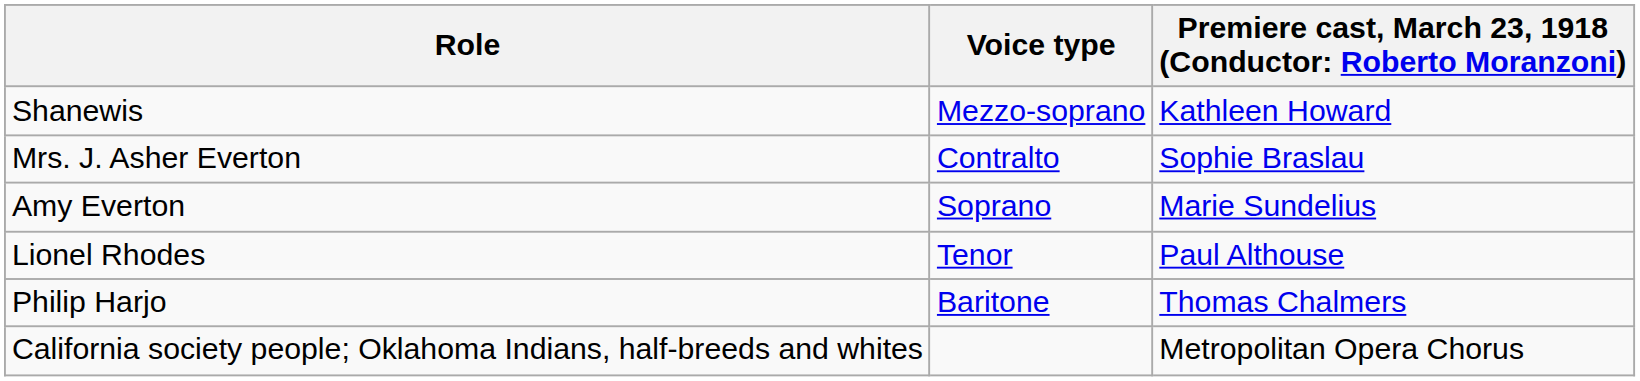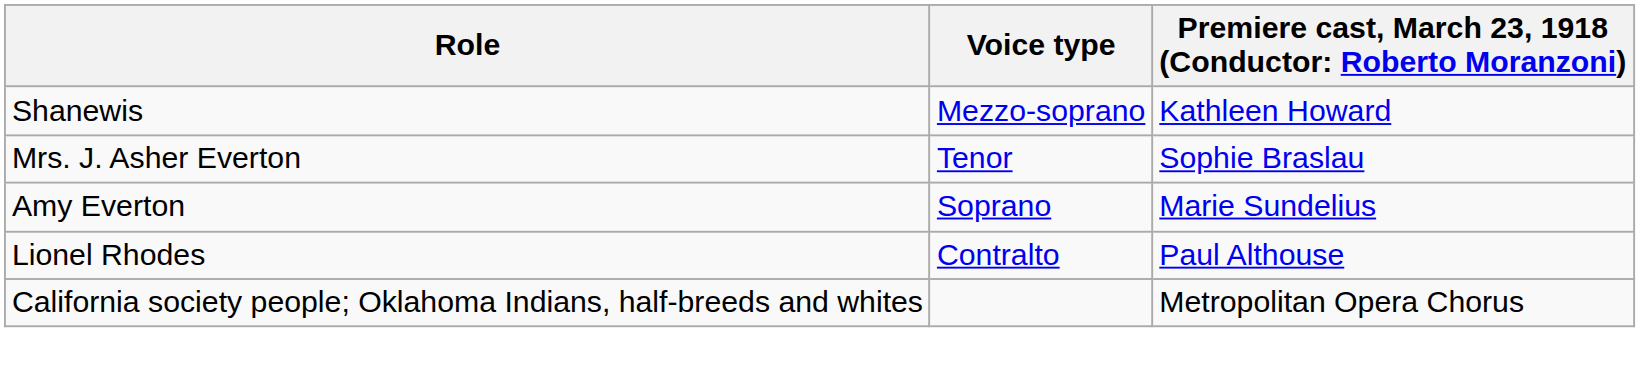(998, 158) Contralto -> (975, 158) Tenor
(975, 254) Tenor -> (998, 254) Contralto
- row: (89, 302)
